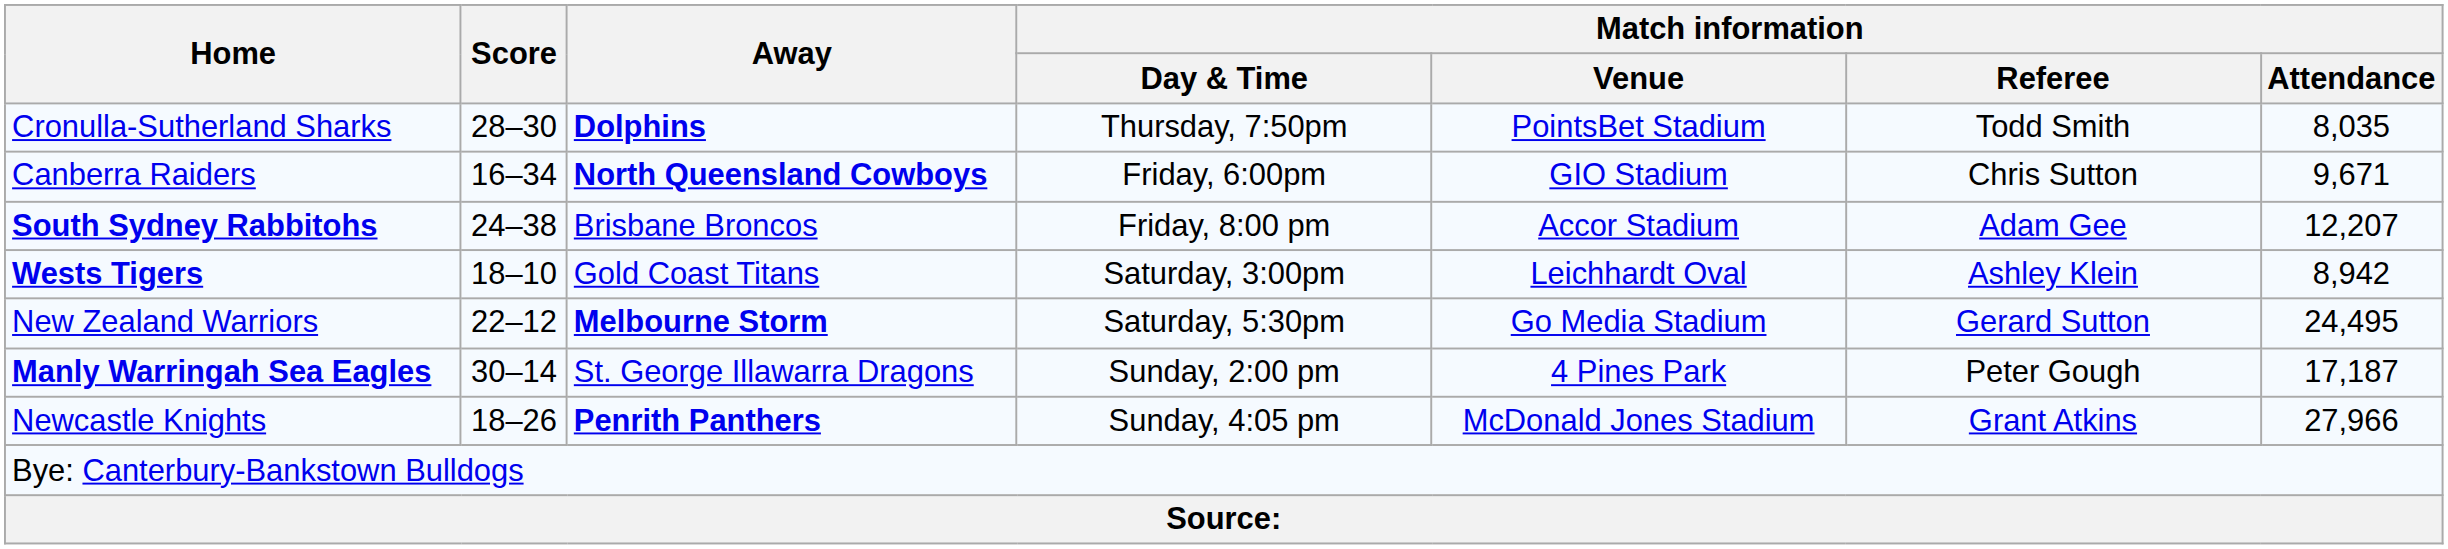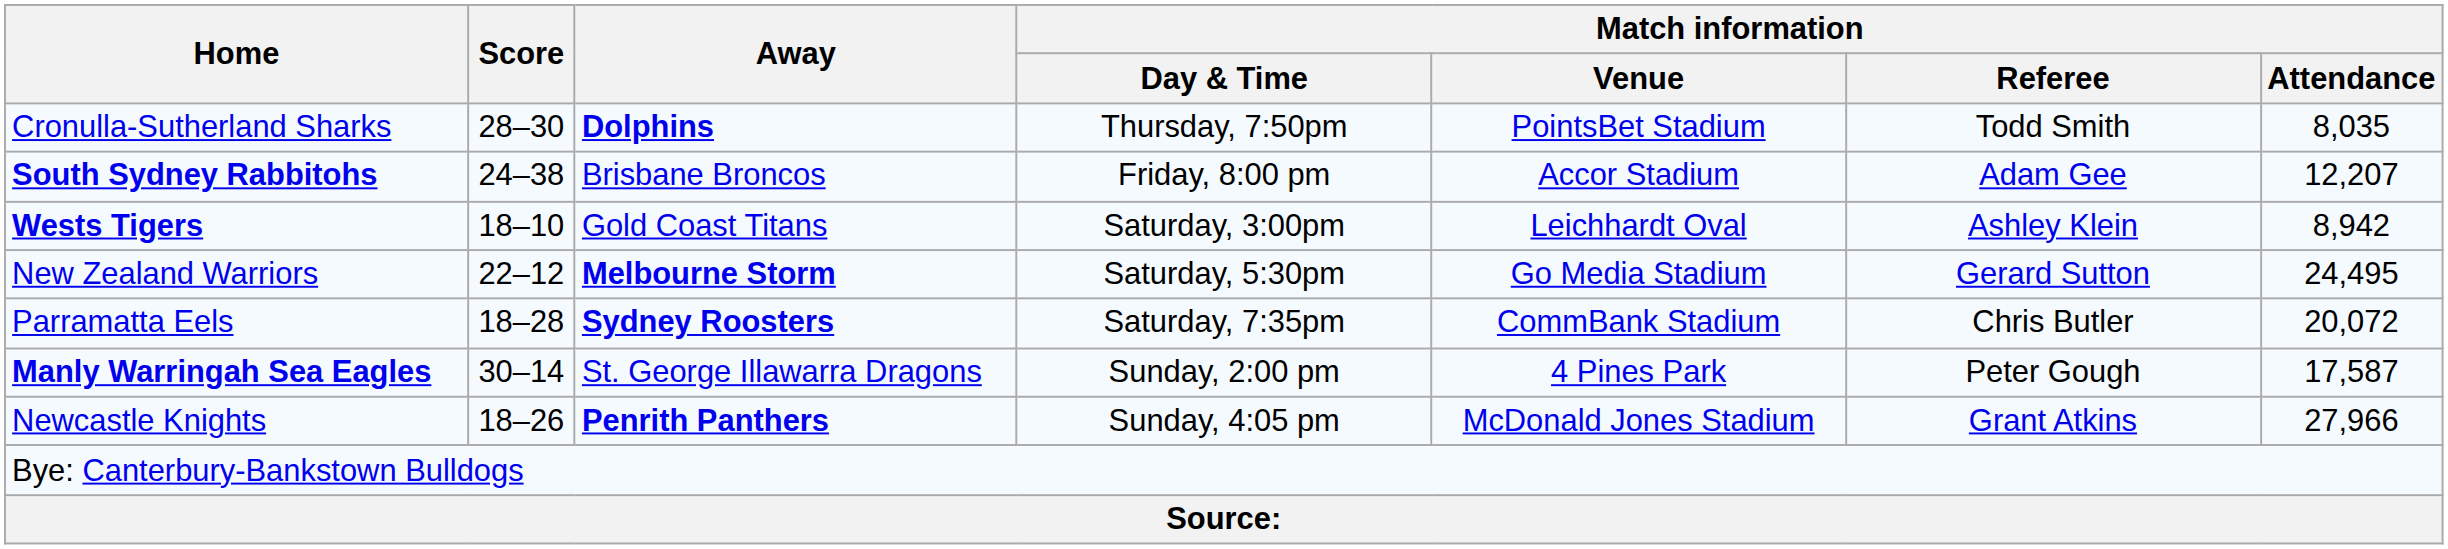- row: (134, 175)
+ row: (123, 322)
(2351, 371) 17,187 -> (2351, 371) 17,587
